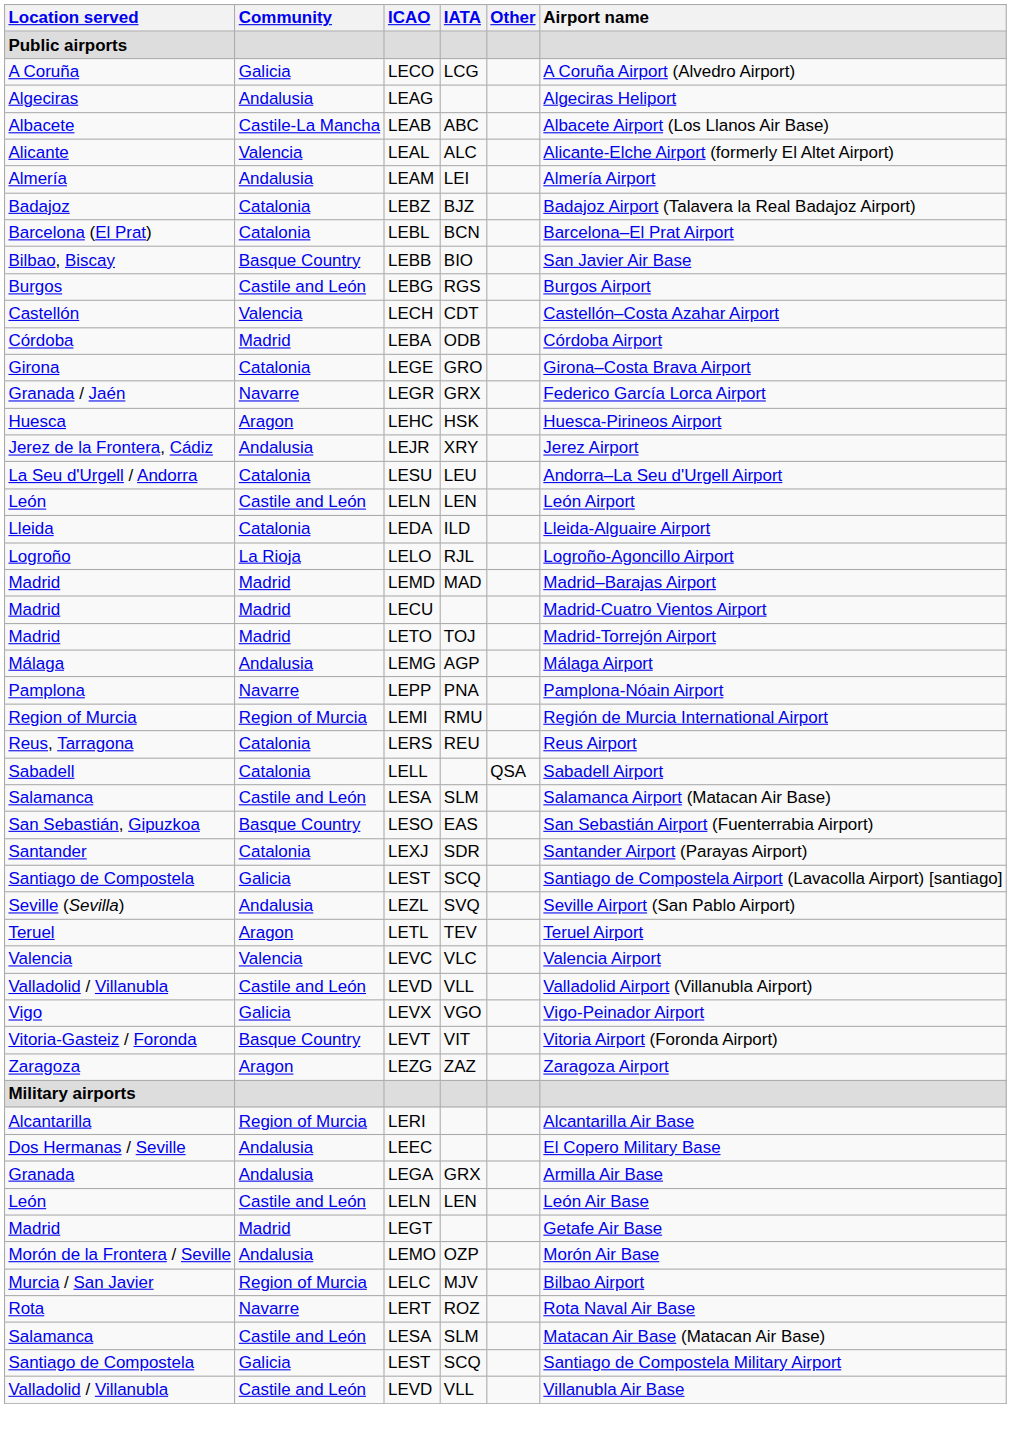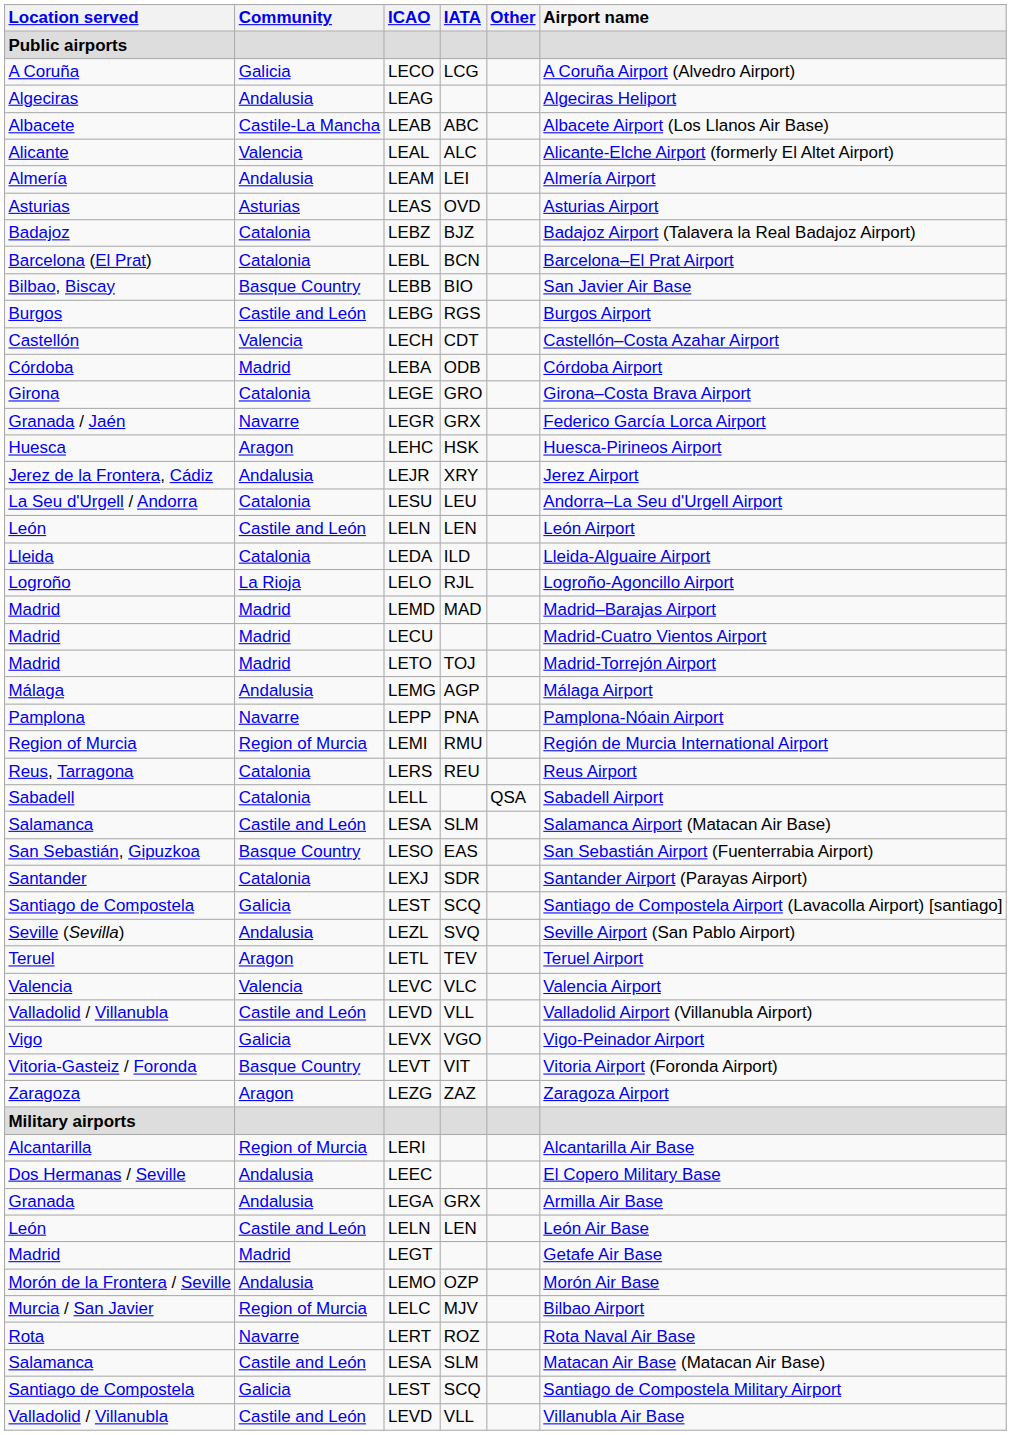+ row: (39, 206)
